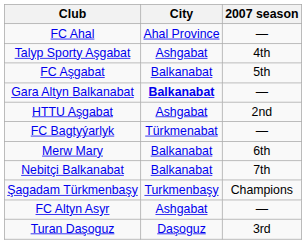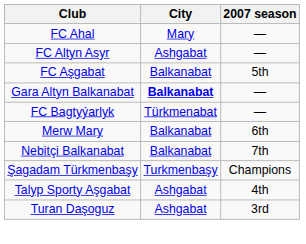(181, 33) Ahal Province -> (181, 33) Mary
rows swapped: (73, 209) <-> (73, 53)
- row: (73, 111)
(181, 229) Daşoguz -> (181, 209) Ashgabat
